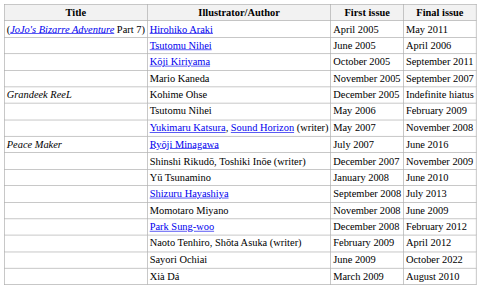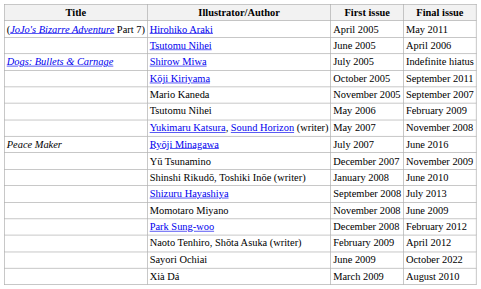+ row: (354, 62)
- row: (366, 95)
(228, 161) Shinshi Rikudō, Toshiki Inōe (writer) -> (180, 161) Yū Tsunamino
(180, 177) Yū Tsunamino -> (228, 177) Shinshi Rikudō, Toshiki Inōe (writer)
